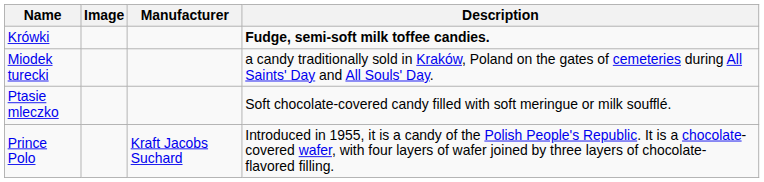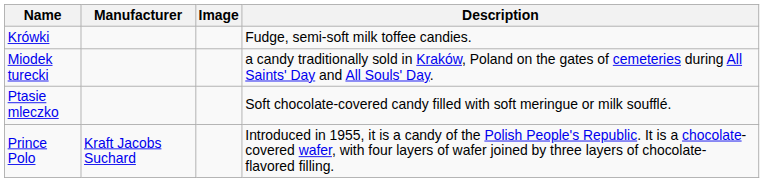columns swapped: (185, 15) <-> (104, 15)
(367, 37) bold -> (358, 37) normal
